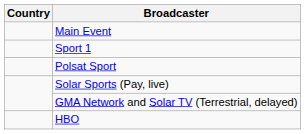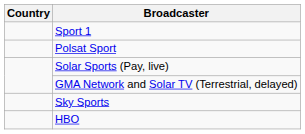- row: (83, 31)
+ row: (82, 102)
